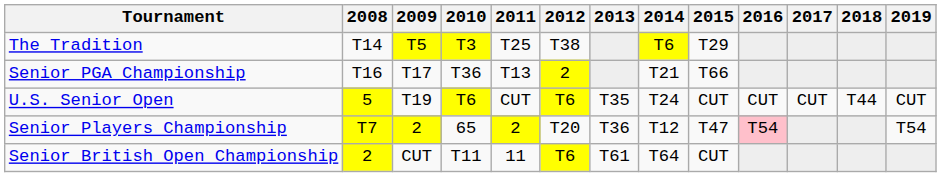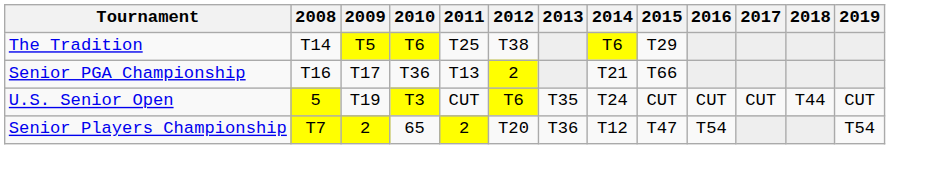(466, 47) T3 -> (415, 47) T6
(466, 102) T6 -> (415, 102) T3
(763, 130) pink background -> (711, 130) no background
- row: (174, 157)
